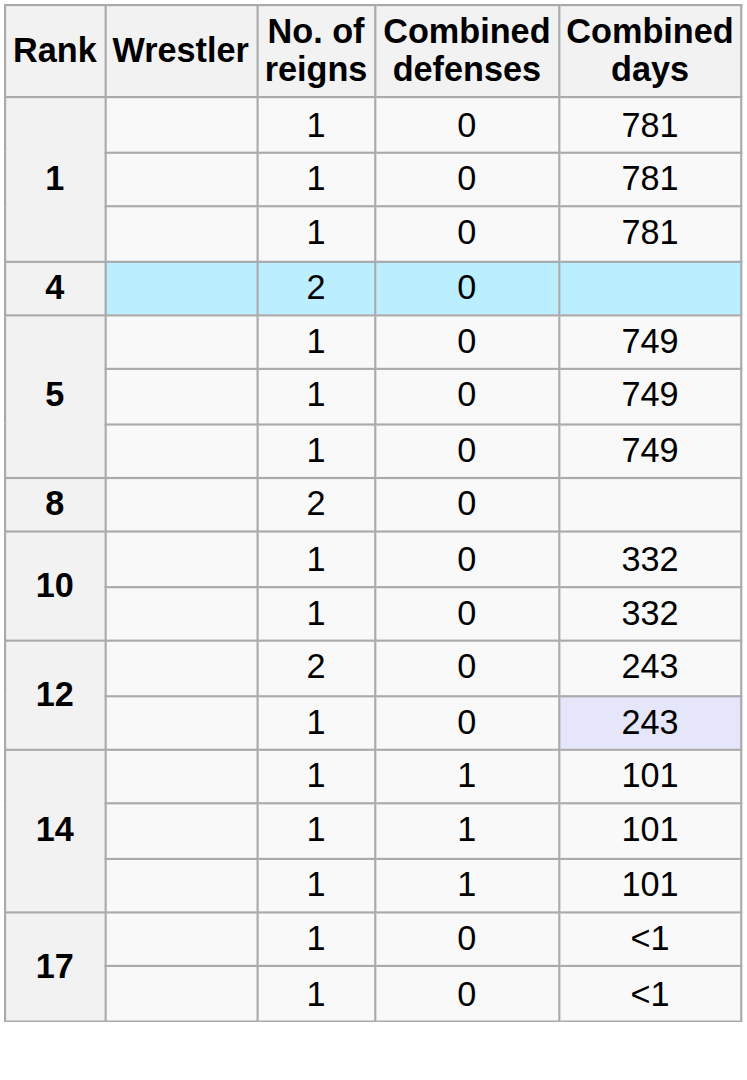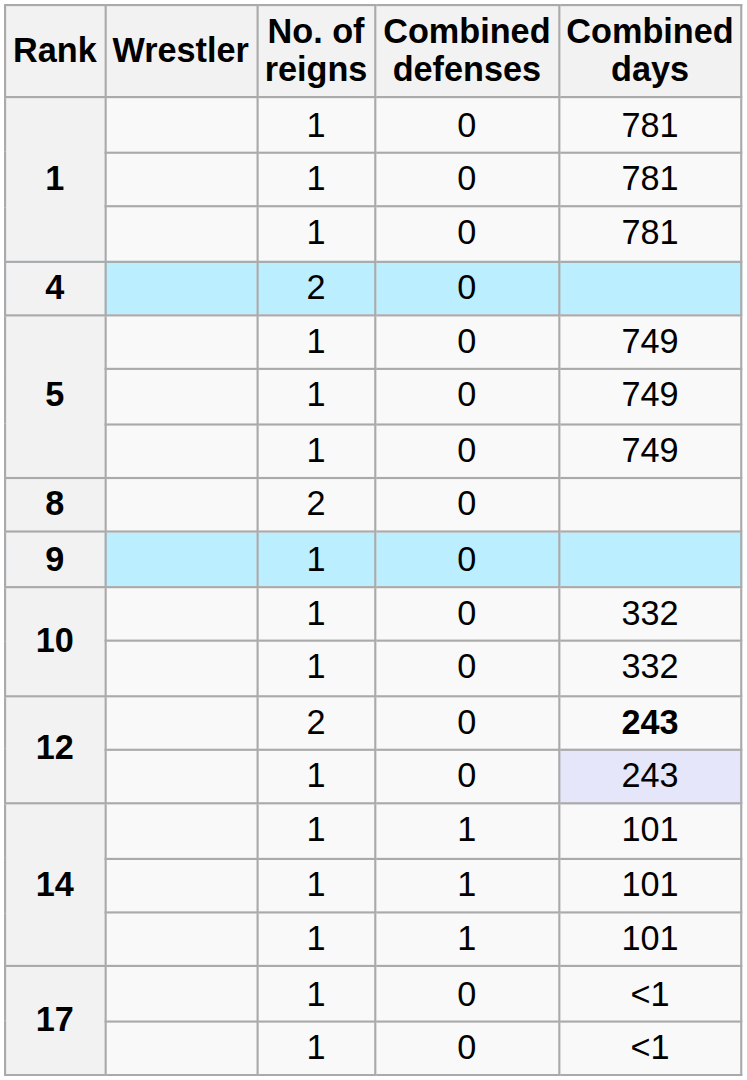+ row: (55, 558)
(650, 667) normal -> (650, 721) bold
